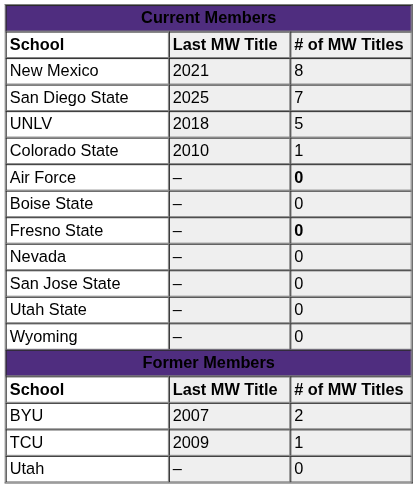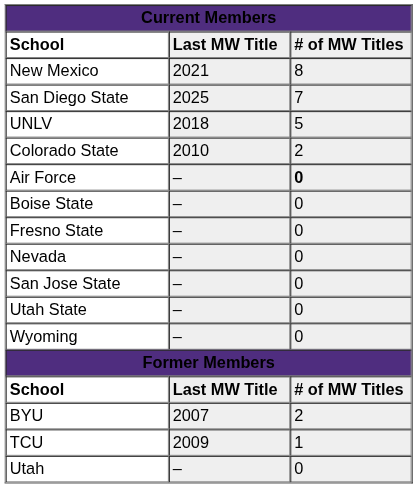(299, 150) 1 -> (299, 150) 2
(299, 230) bold -> (299, 230) normal
